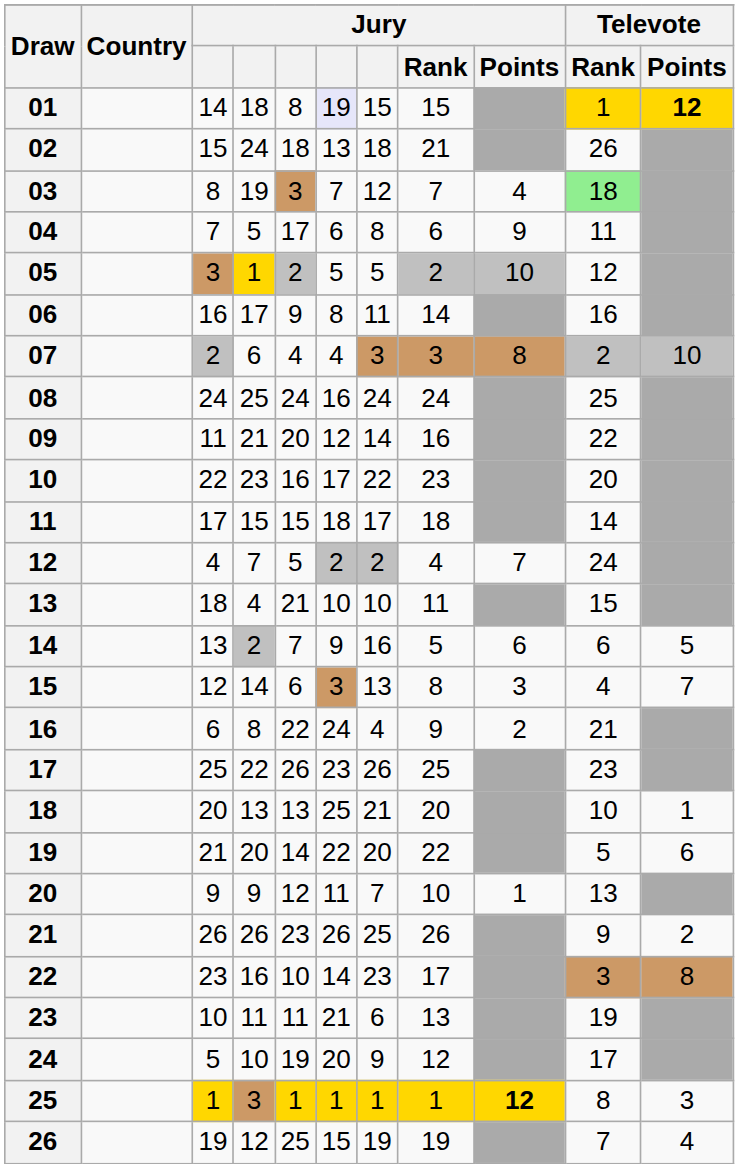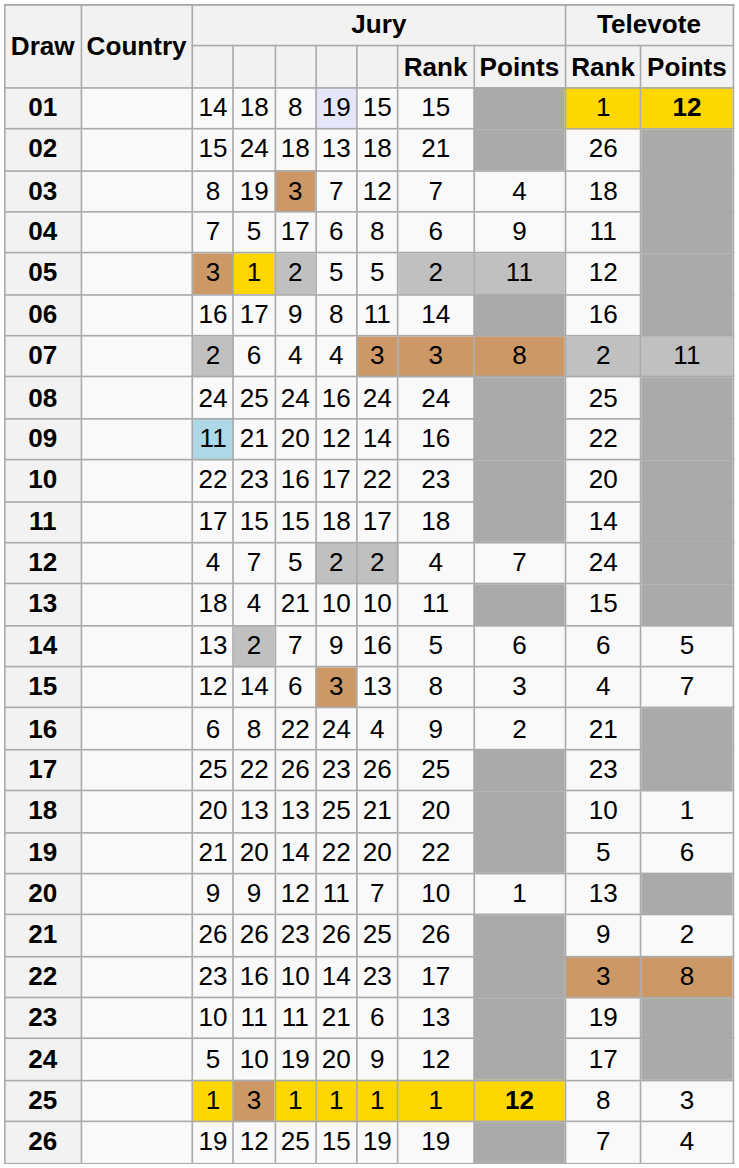(603, 190) lightgreen background -> (603, 190) no background
(519, 273) 10 -> (519, 273) 11
(687, 356) 10 -> (687, 356) 11
(213, 438) no background -> (213, 438) lightblue background
